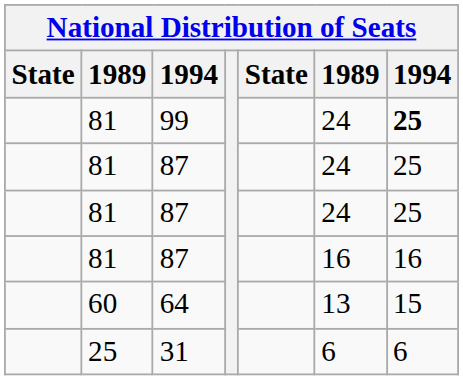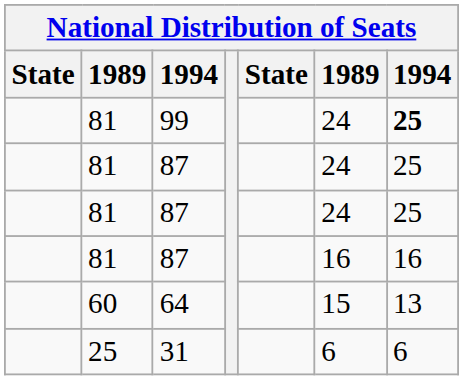(336, 304) 13 -> (336, 304) 15
(408, 304) 15 -> (408, 304) 13
